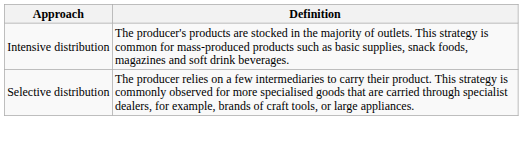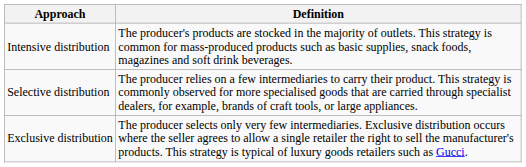+ row: (60, 138)
